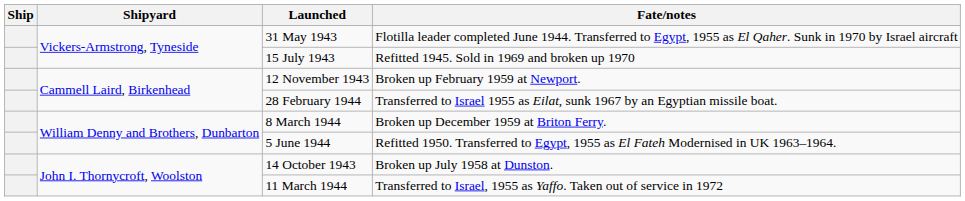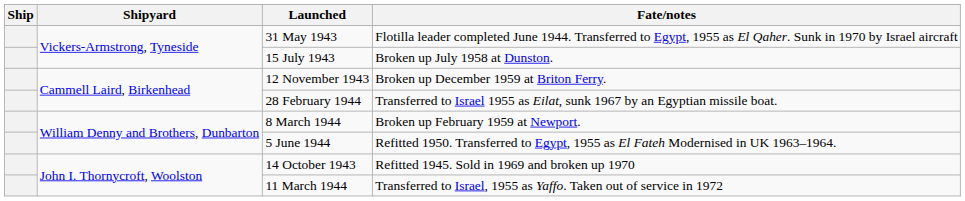(505, 57) Refitted 1945. Sold in 1969 and broken up 1970 -> (464, 57) Broken up July 1958 at Dunston.
(478, 79) Broken up February 1959 at Newport. -> (491, 79) Broken up December 1959 at Briton Ferry.
(491, 121) Broken up December 1959 at Briton Ferry. -> (478, 121) Broken up February 1959 at Newport.
(464, 164) Broken up July 1958 at Dunston. -> (505, 164) Refitted 1945. Sold in 1969 and broken up 1970
